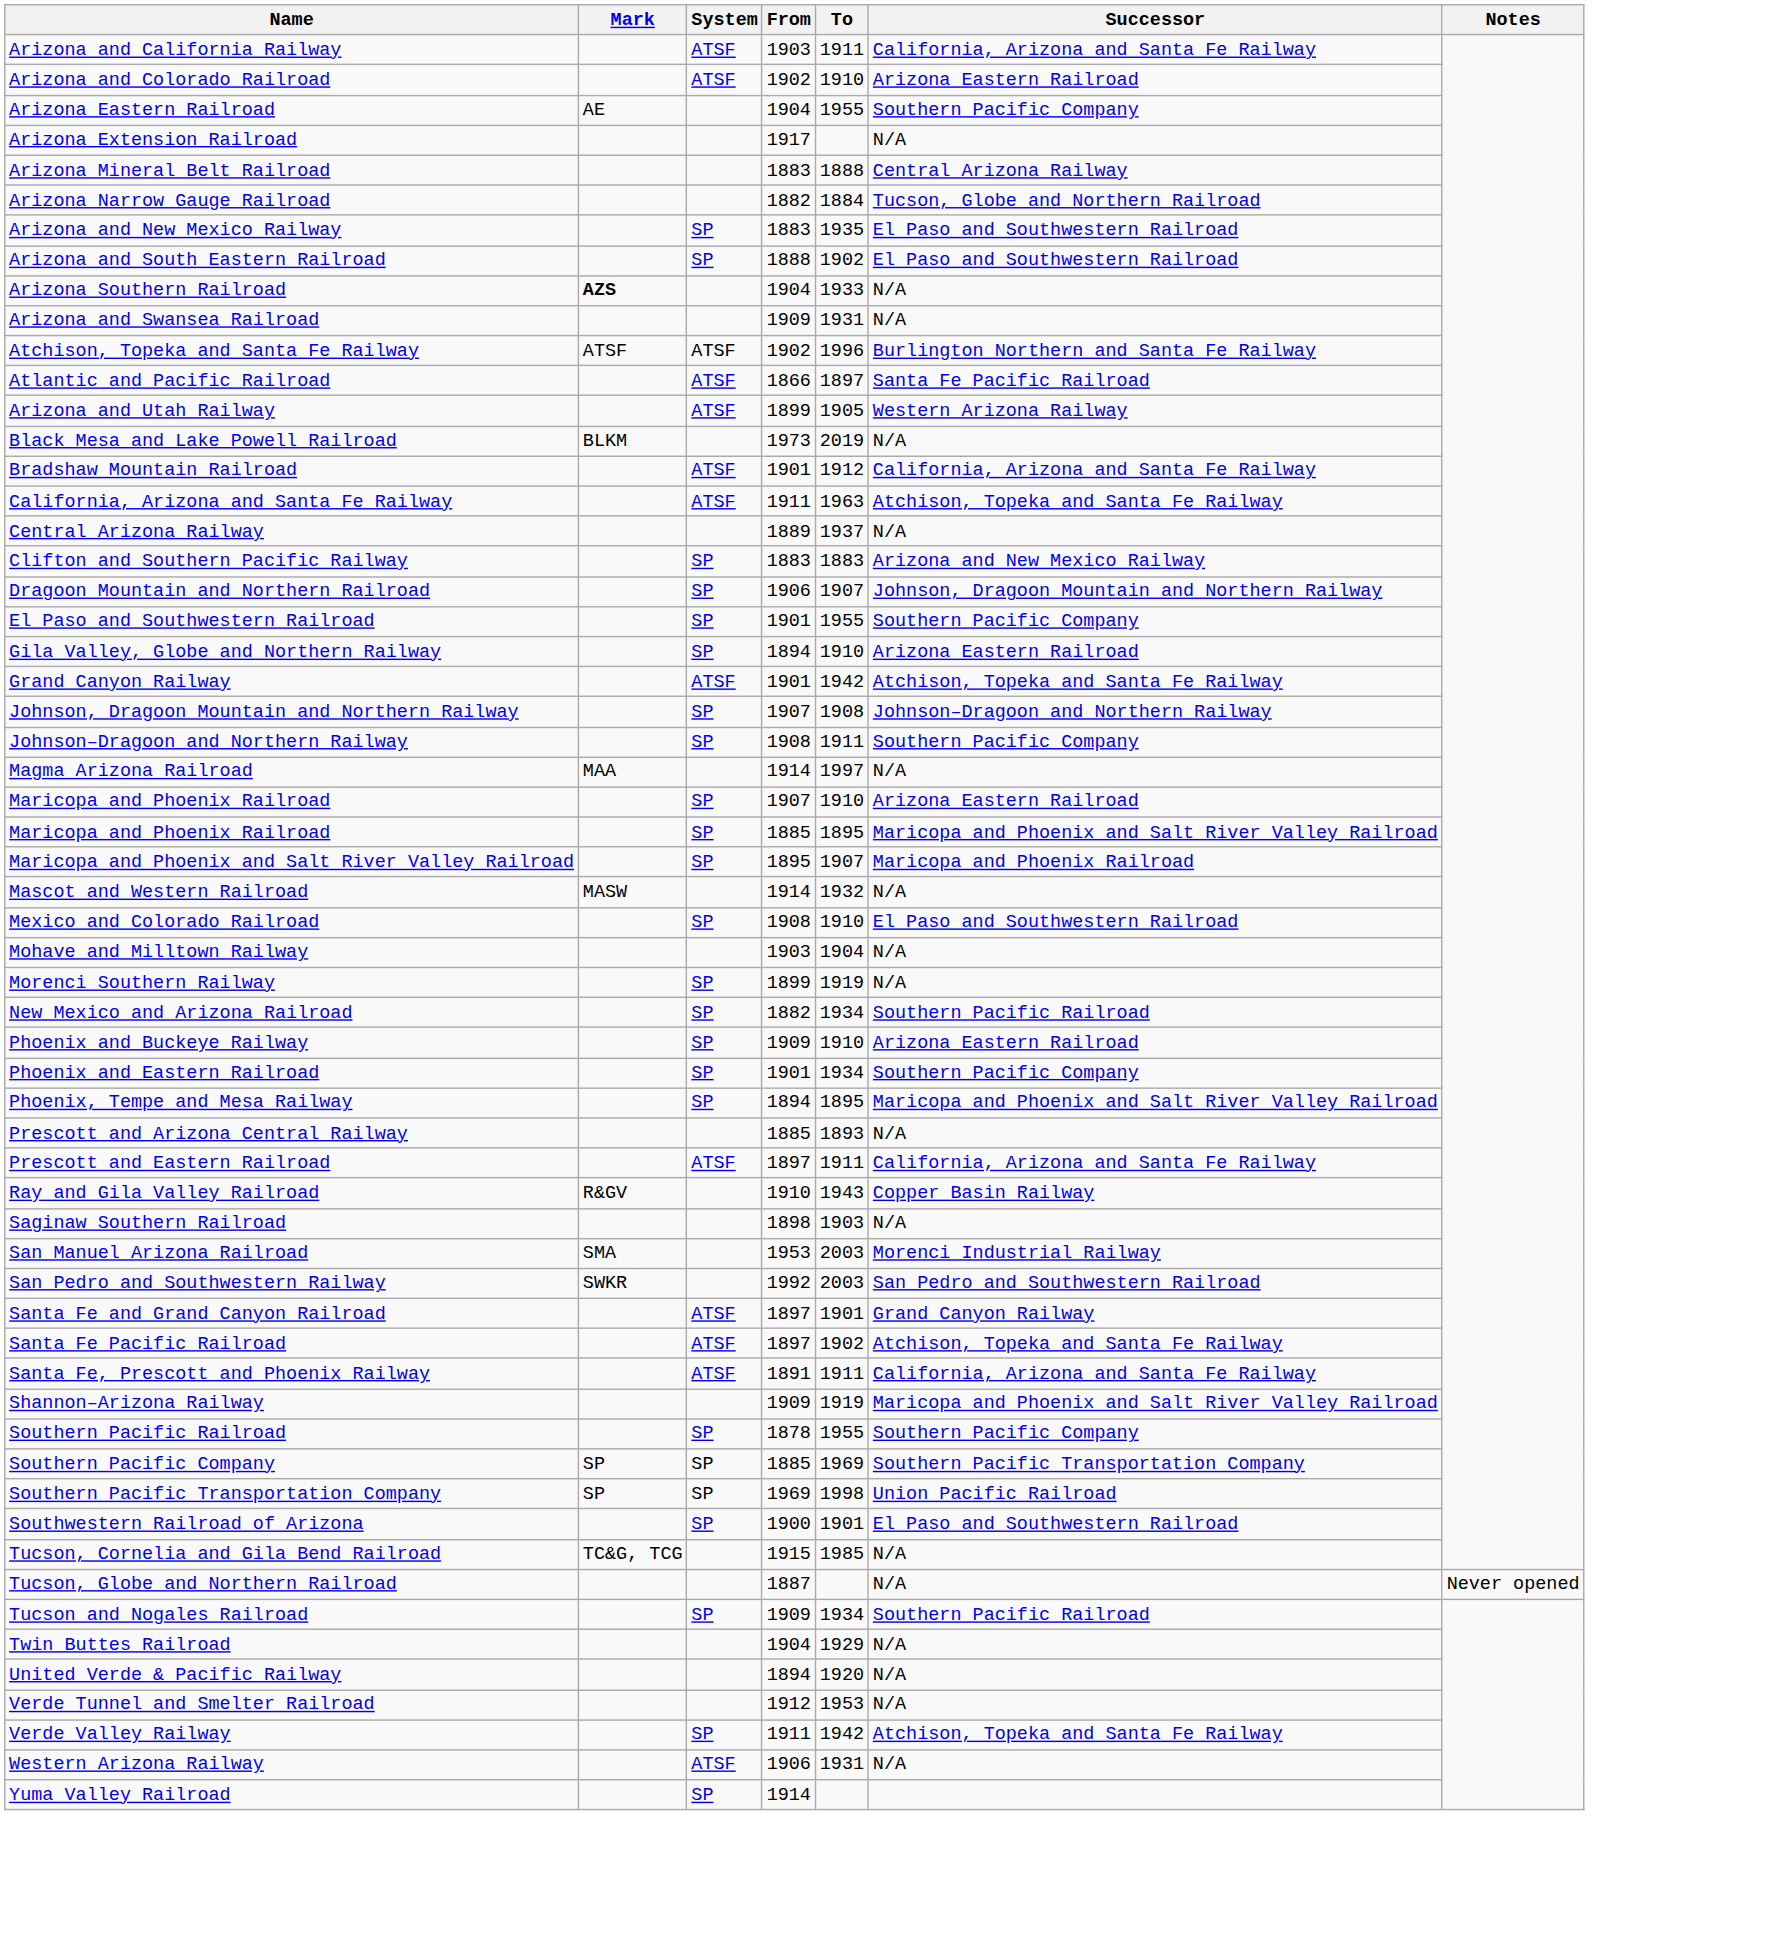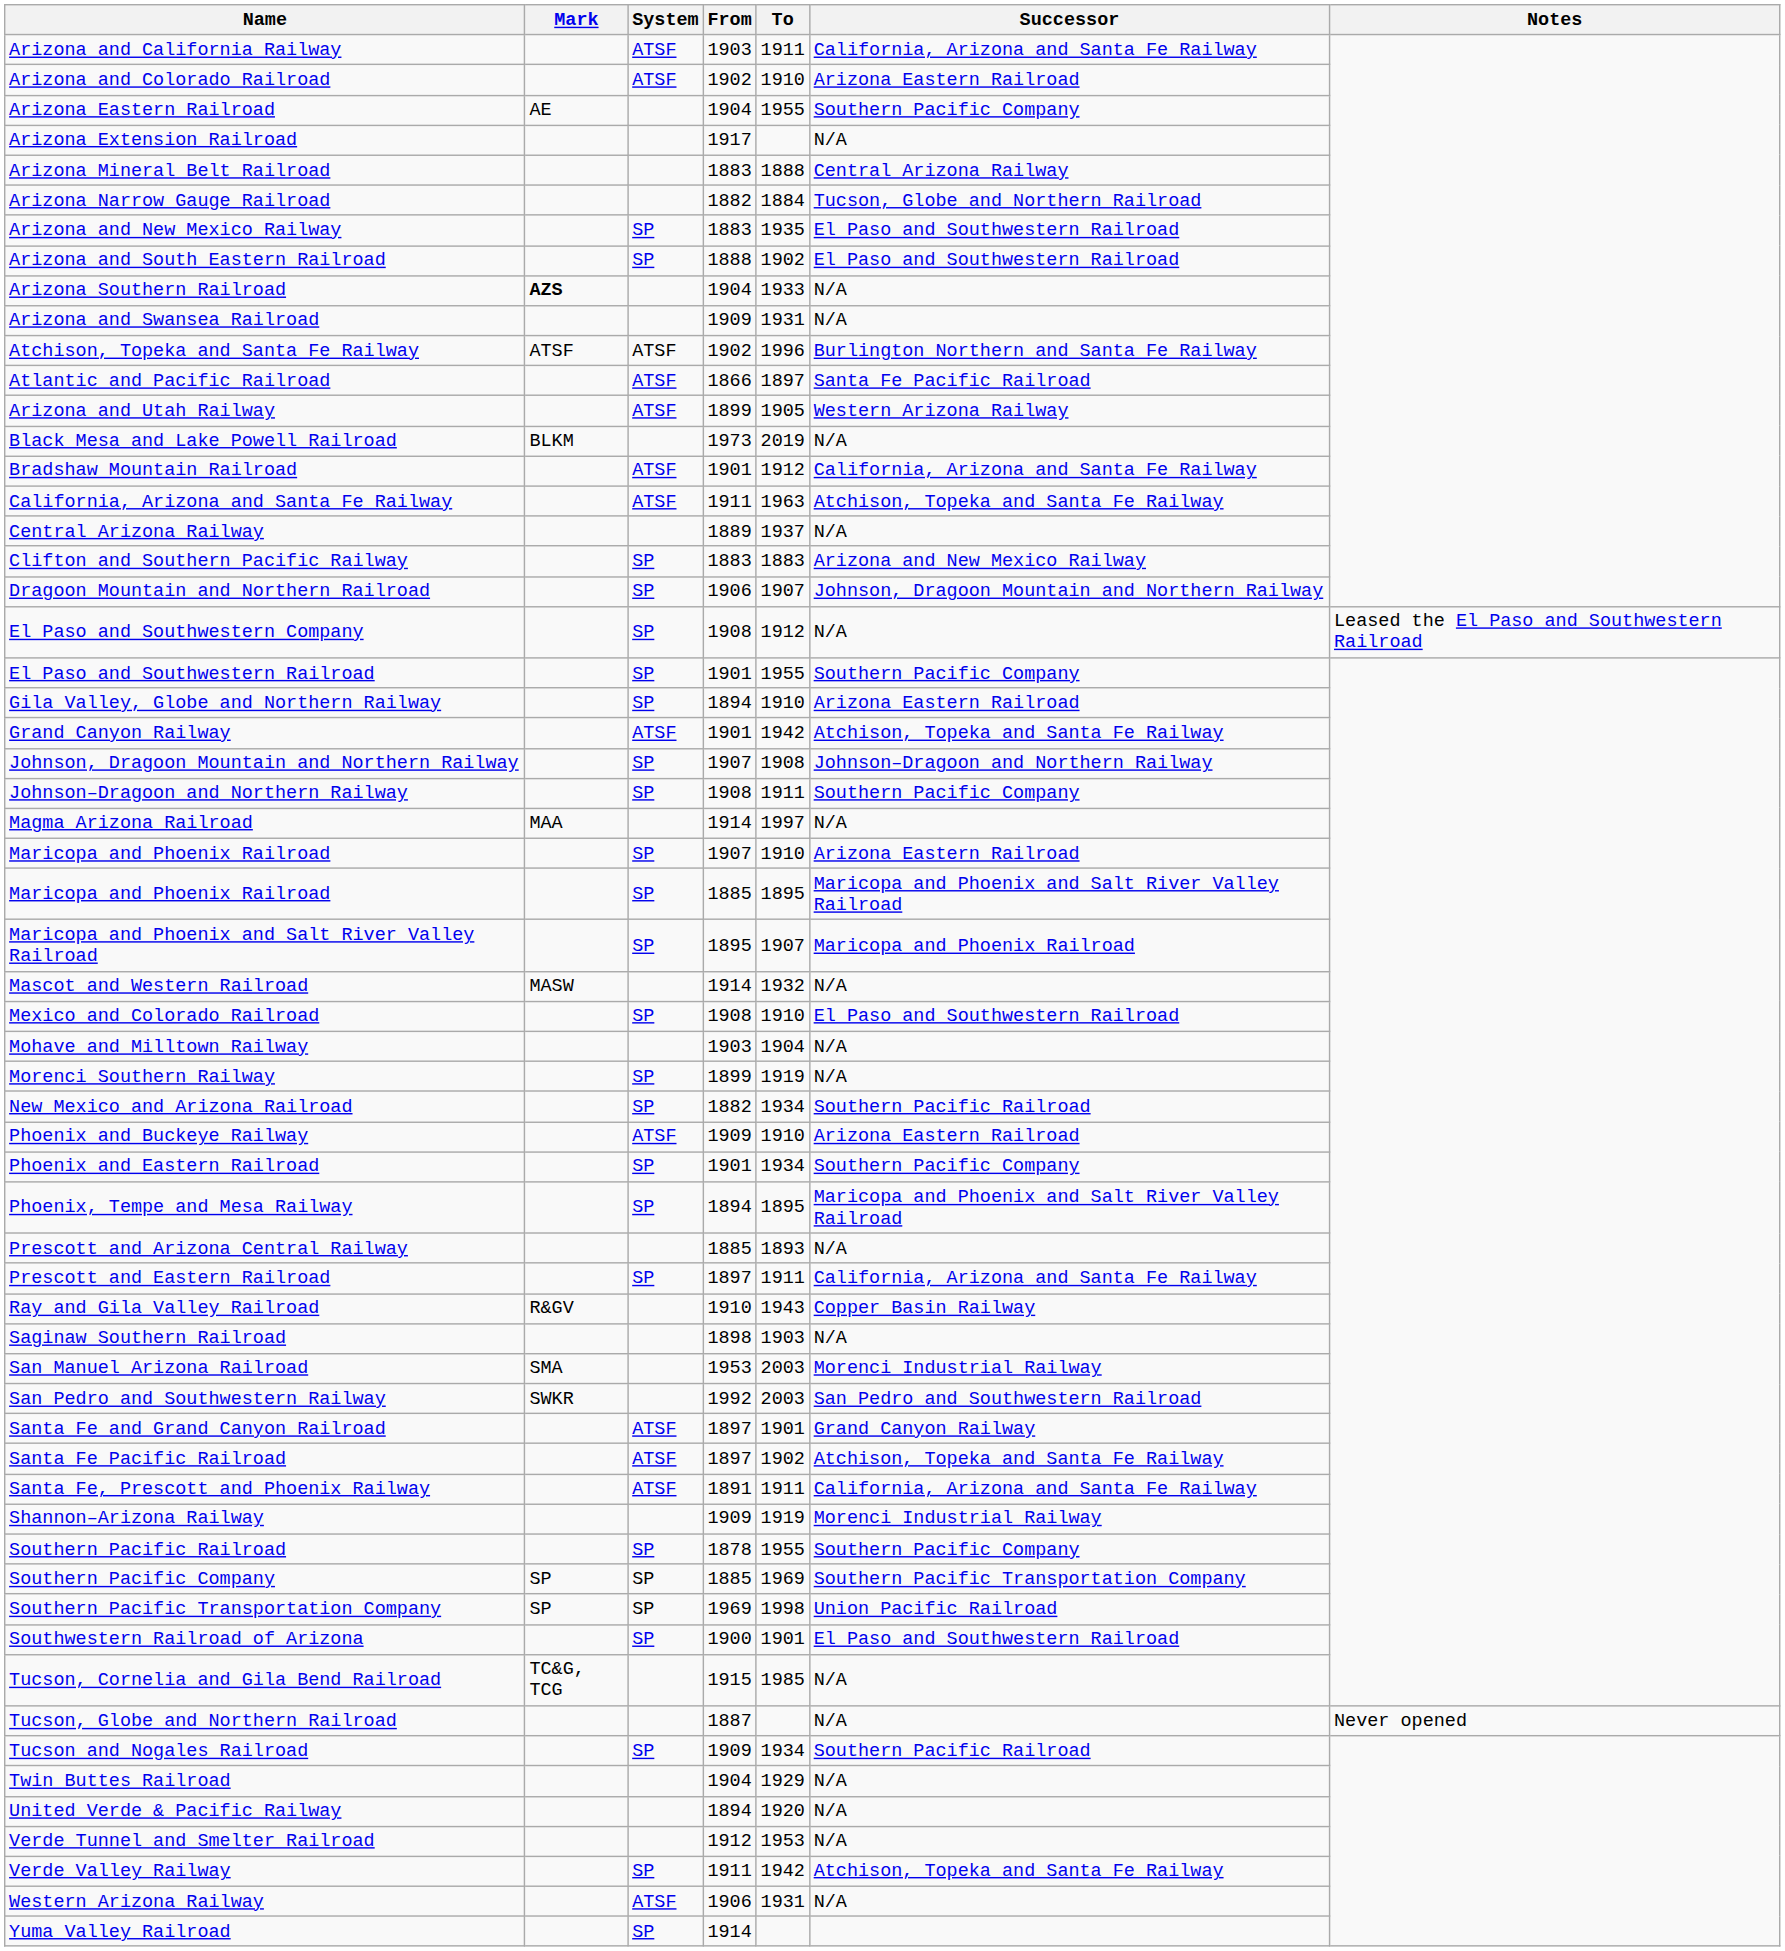+ row: (186, 632)
(702, 1043) SP -> (654, 1137) ATSF
(714, 1163) ATSF -> (643, 1278) SP
(1155, 1404) Maricopa and Phoenix and Salt River Valley Railroad -> (958, 1519) Morenci Industrial Railway
